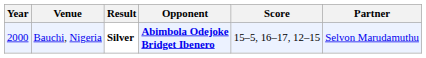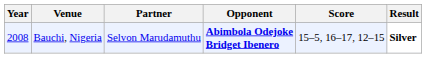columns swapped: (372, 13) <-> (122, 13)
(18, 37) 2000 -> (18, 37) 2008
